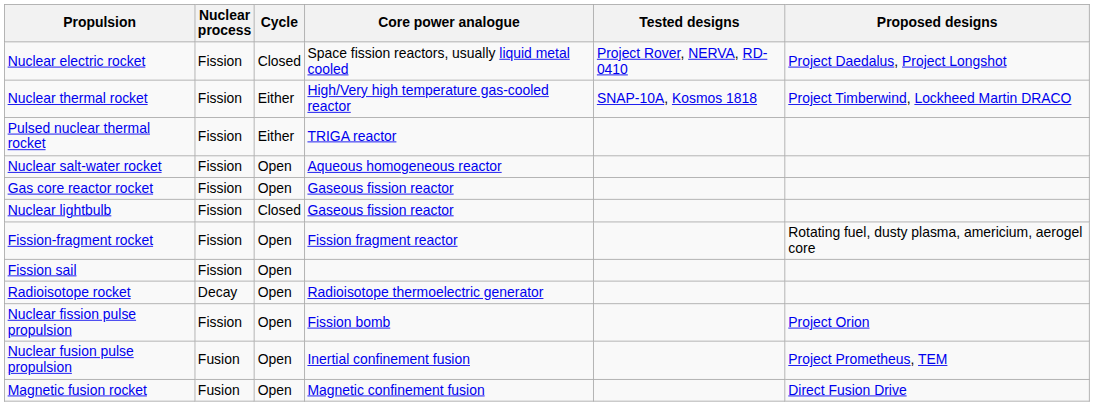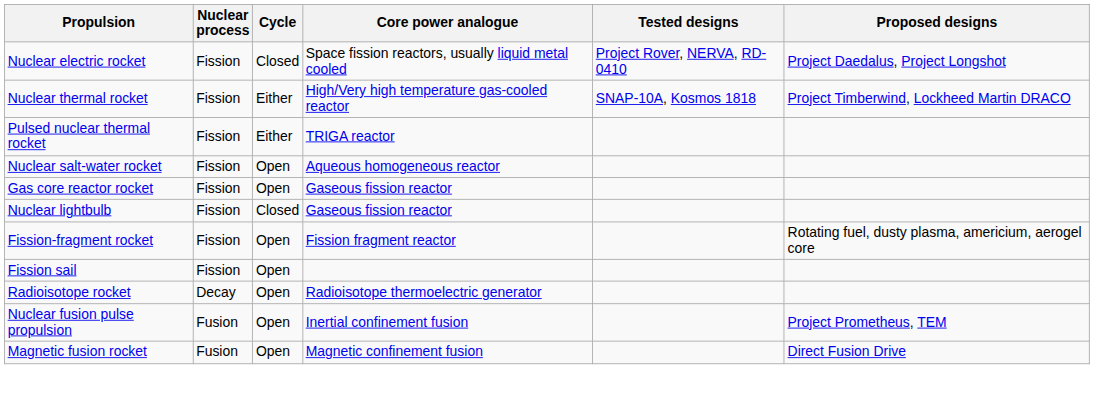- row: (72, 322)
